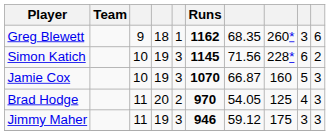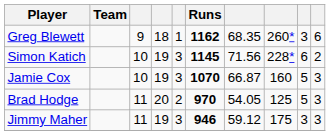(304, 99) 4 -> (304, 99) 5
